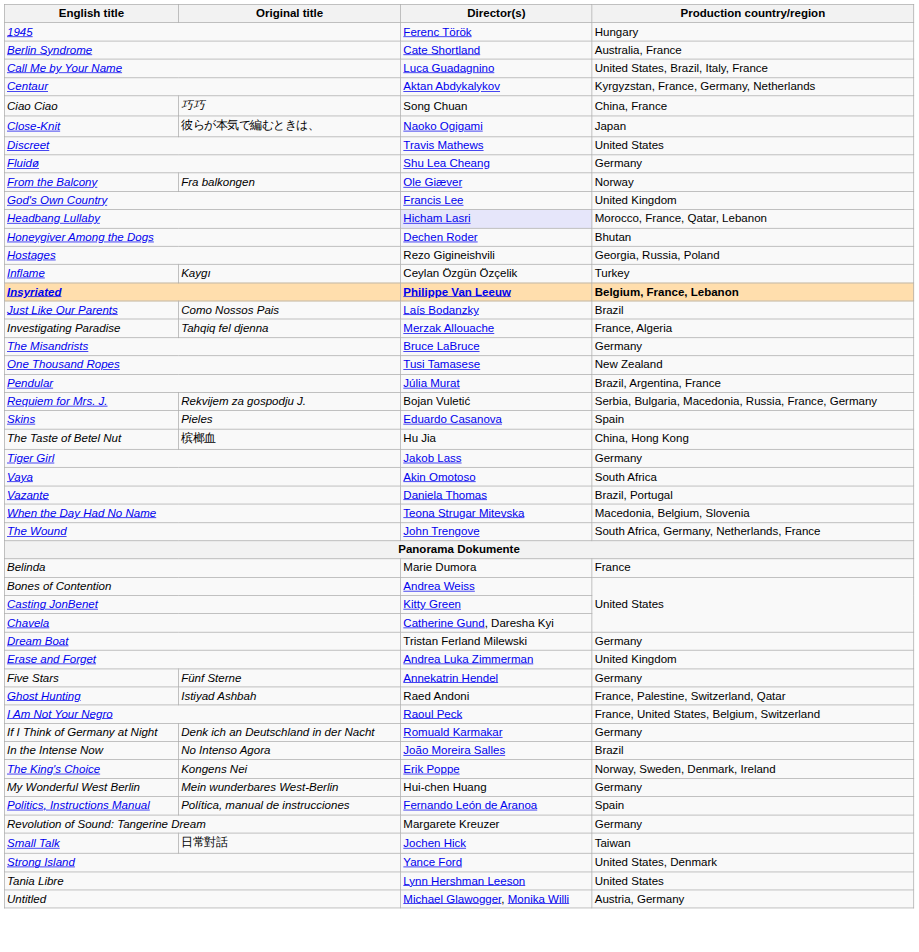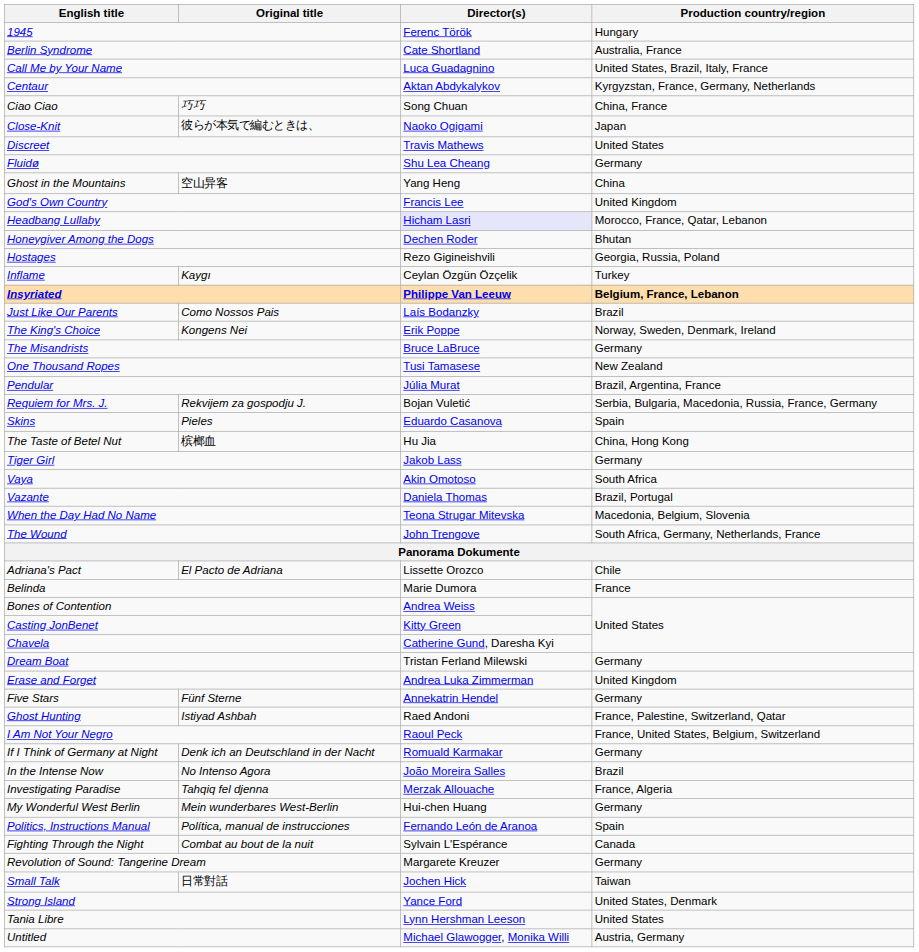- row: (52, 182)
+ row: (66, 183)
rows swapped: (54, 769) <-> (64, 328)
+ row: (44, 570)
+ row: (75, 844)
